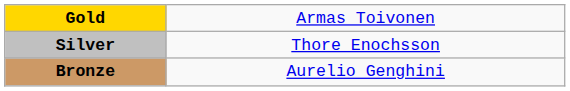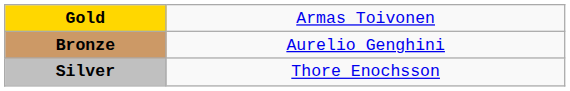rows swapped: (85, 45) <-> (85, 72)
